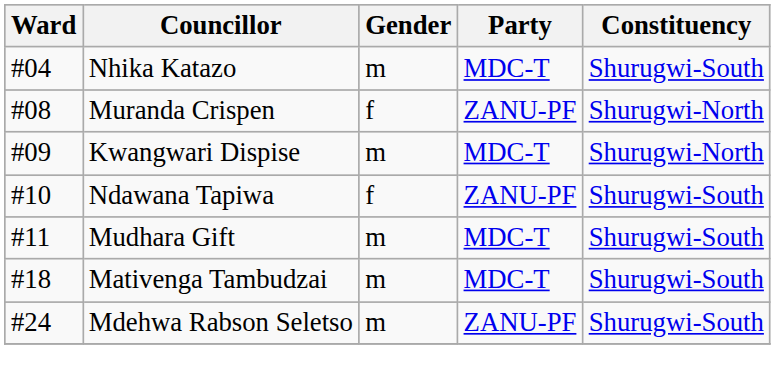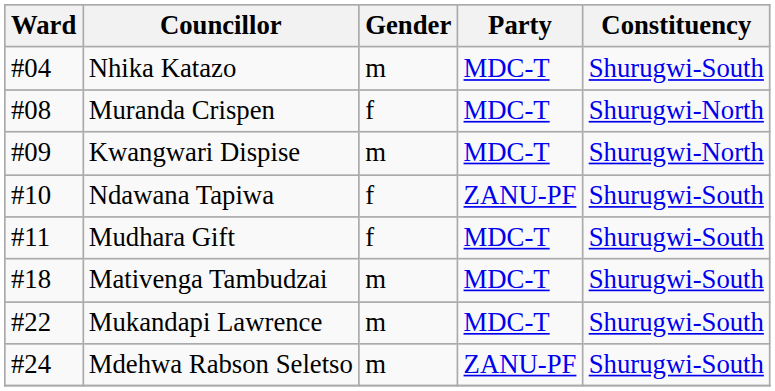(520, 110) ZANU-PF -> (507, 110) MDC-T
(376, 237) m -> (370, 237) f
+ row: (205, 322)
